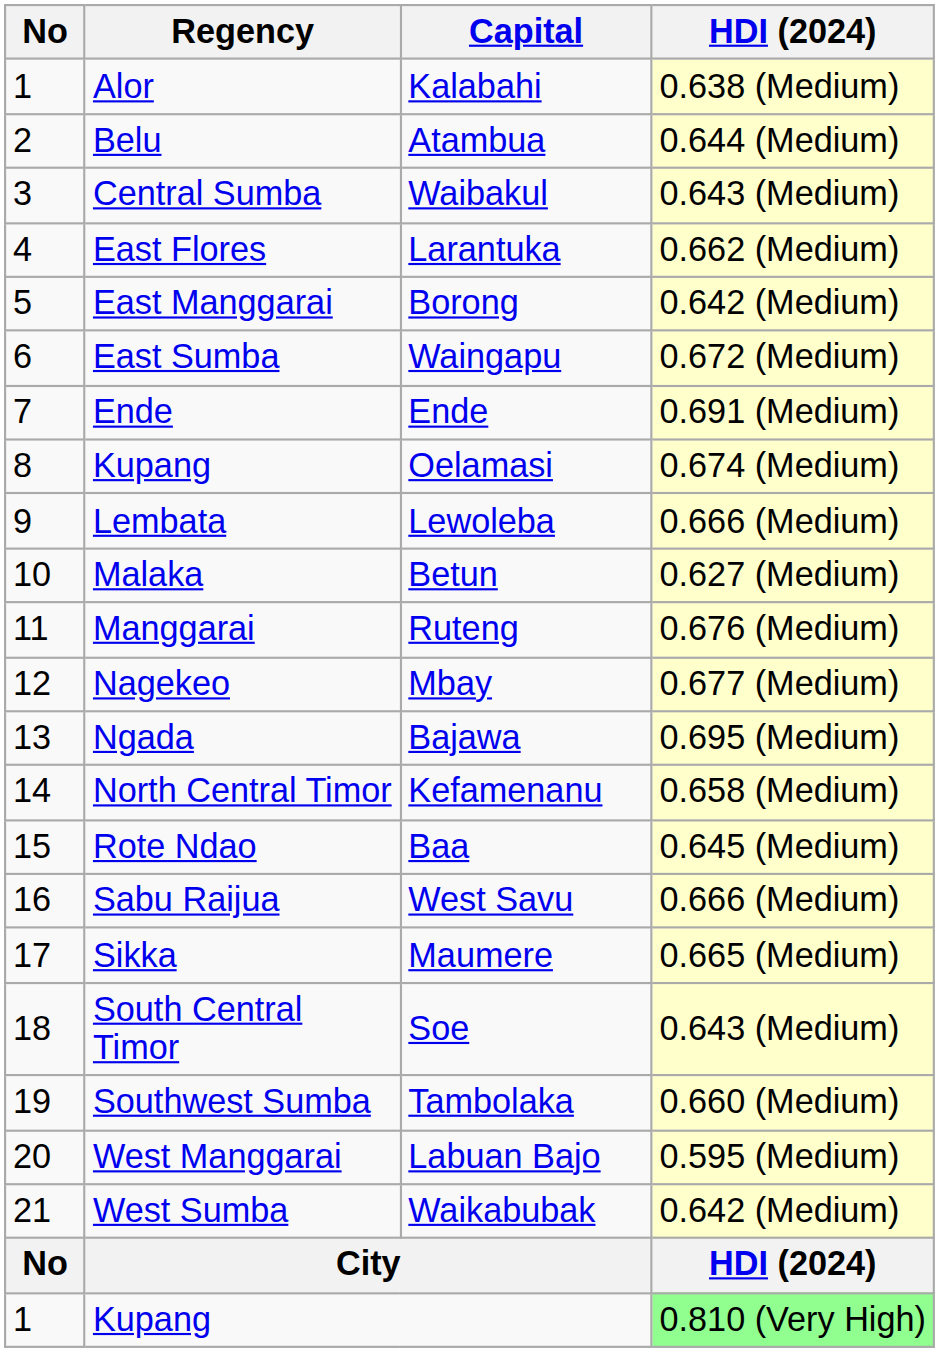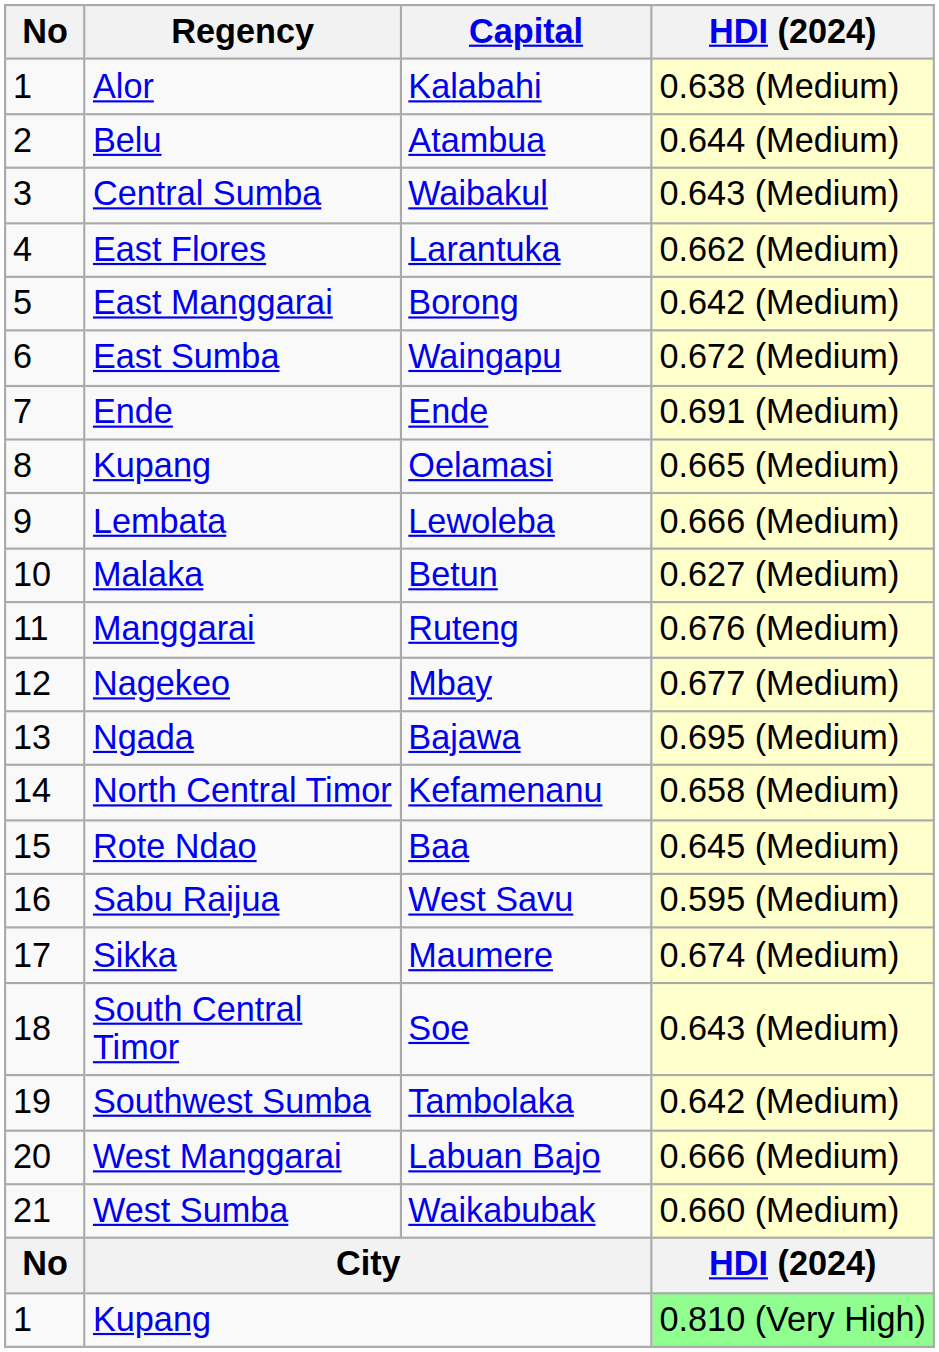(779, 466) 0.674 (Medium) -> (779, 466) 0.665 (Medium)
(779, 900) 0.666 (Medium) -> (779, 900) 0.595 (Medium)
(779, 954) 0.665 (Medium) -> (779, 954) 0.674 (Medium)
(779, 1101) 0.660 (Medium) -> (779, 1101) 0.642 (Medium)
(779, 1156) 0.595 (Medium) -> (779, 1156) 0.666 (Medium)
(779, 1210) 0.642 (Medium) -> (779, 1210) 0.660 (Medium)
